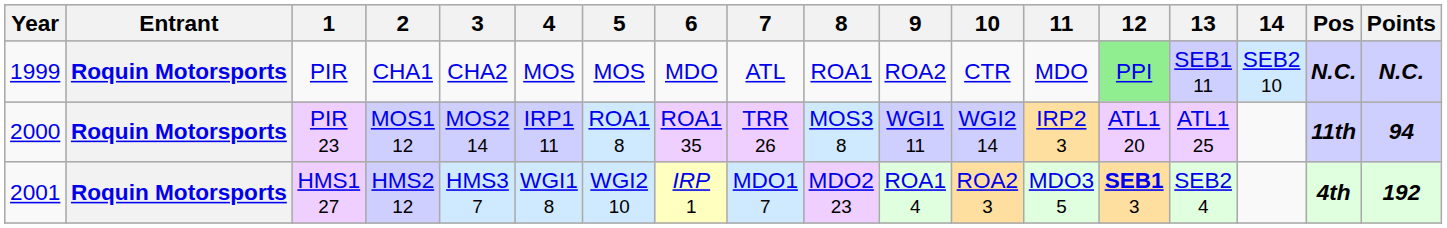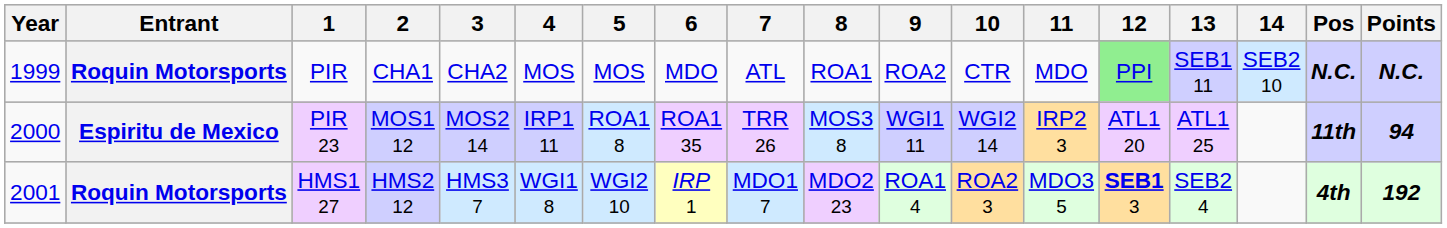(179, 132) Roquin Motorsports -> (179, 132) Espiritu de Mexico
